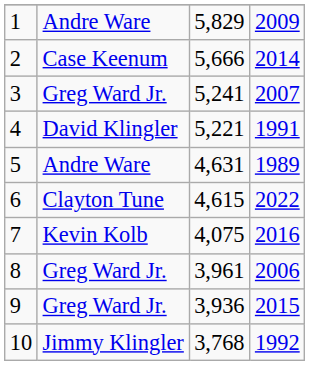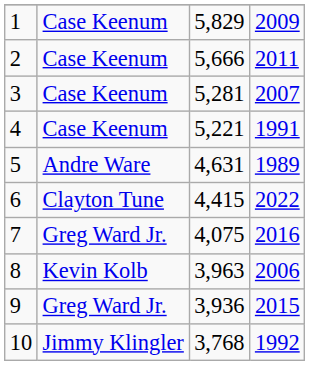(97, 22) Andre Ware -> (105, 22) Case Keenum
(277, 57) 2014 -> (277, 57) 2011
(105, 93) Greg Ward Jr. -> (105, 93) Case Keenum
(219, 93) 5,241 -> (219, 93) 5,281
(110, 128) David Klingler -> (105, 128) Case Keenum
(219, 199) 4,615 -> (219, 199) 4,415
(95, 235) Kevin Kolb -> (105, 235) Greg Ward Jr.
(105, 270) Greg Ward Jr. -> (95, 270) Kevin Kolb
(219, 270) 3,961 -> (219, 270) 3,963
